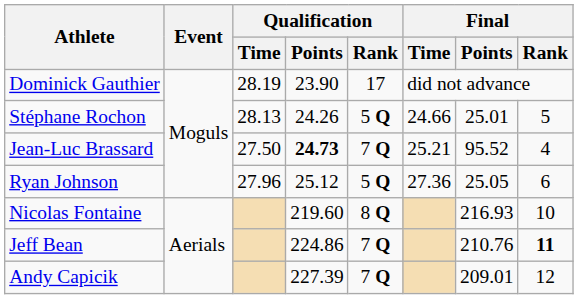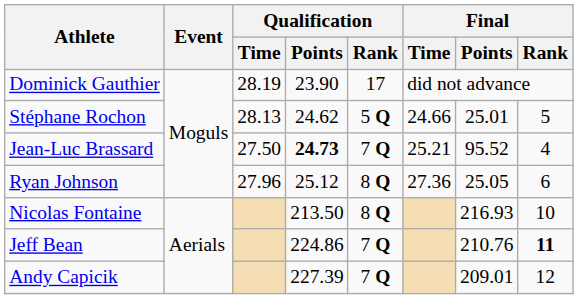(317, 117) 24.26 -> (317, 117) 24.62
(375, 181) 5 Q -> (375, 181) 8 Q
(317, 213) 219.60 -> (317, 213) 213.50
